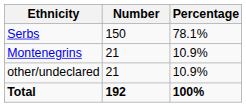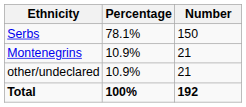columns swapped: (136, 14) <-> (206, 14)
